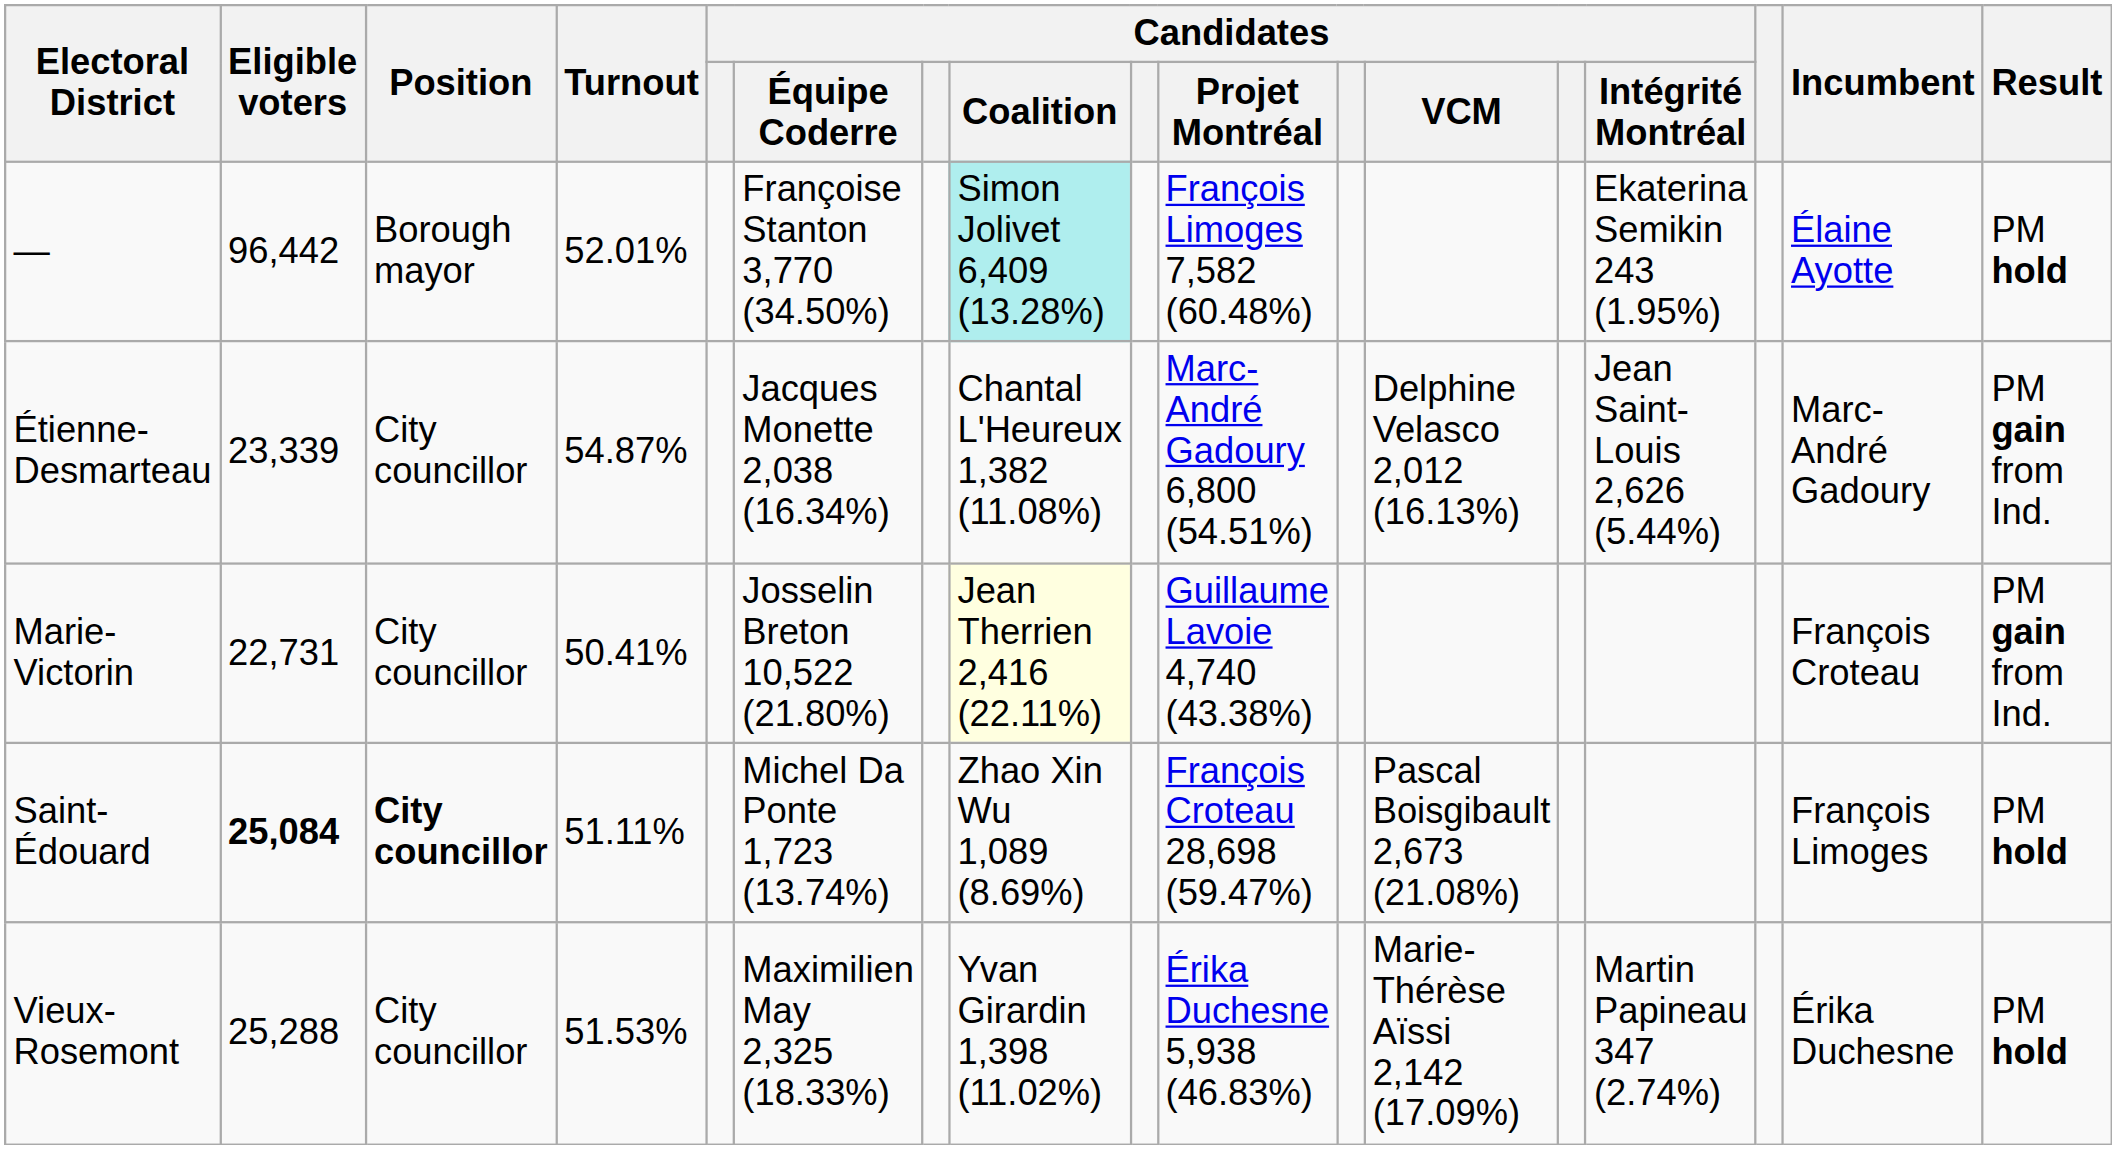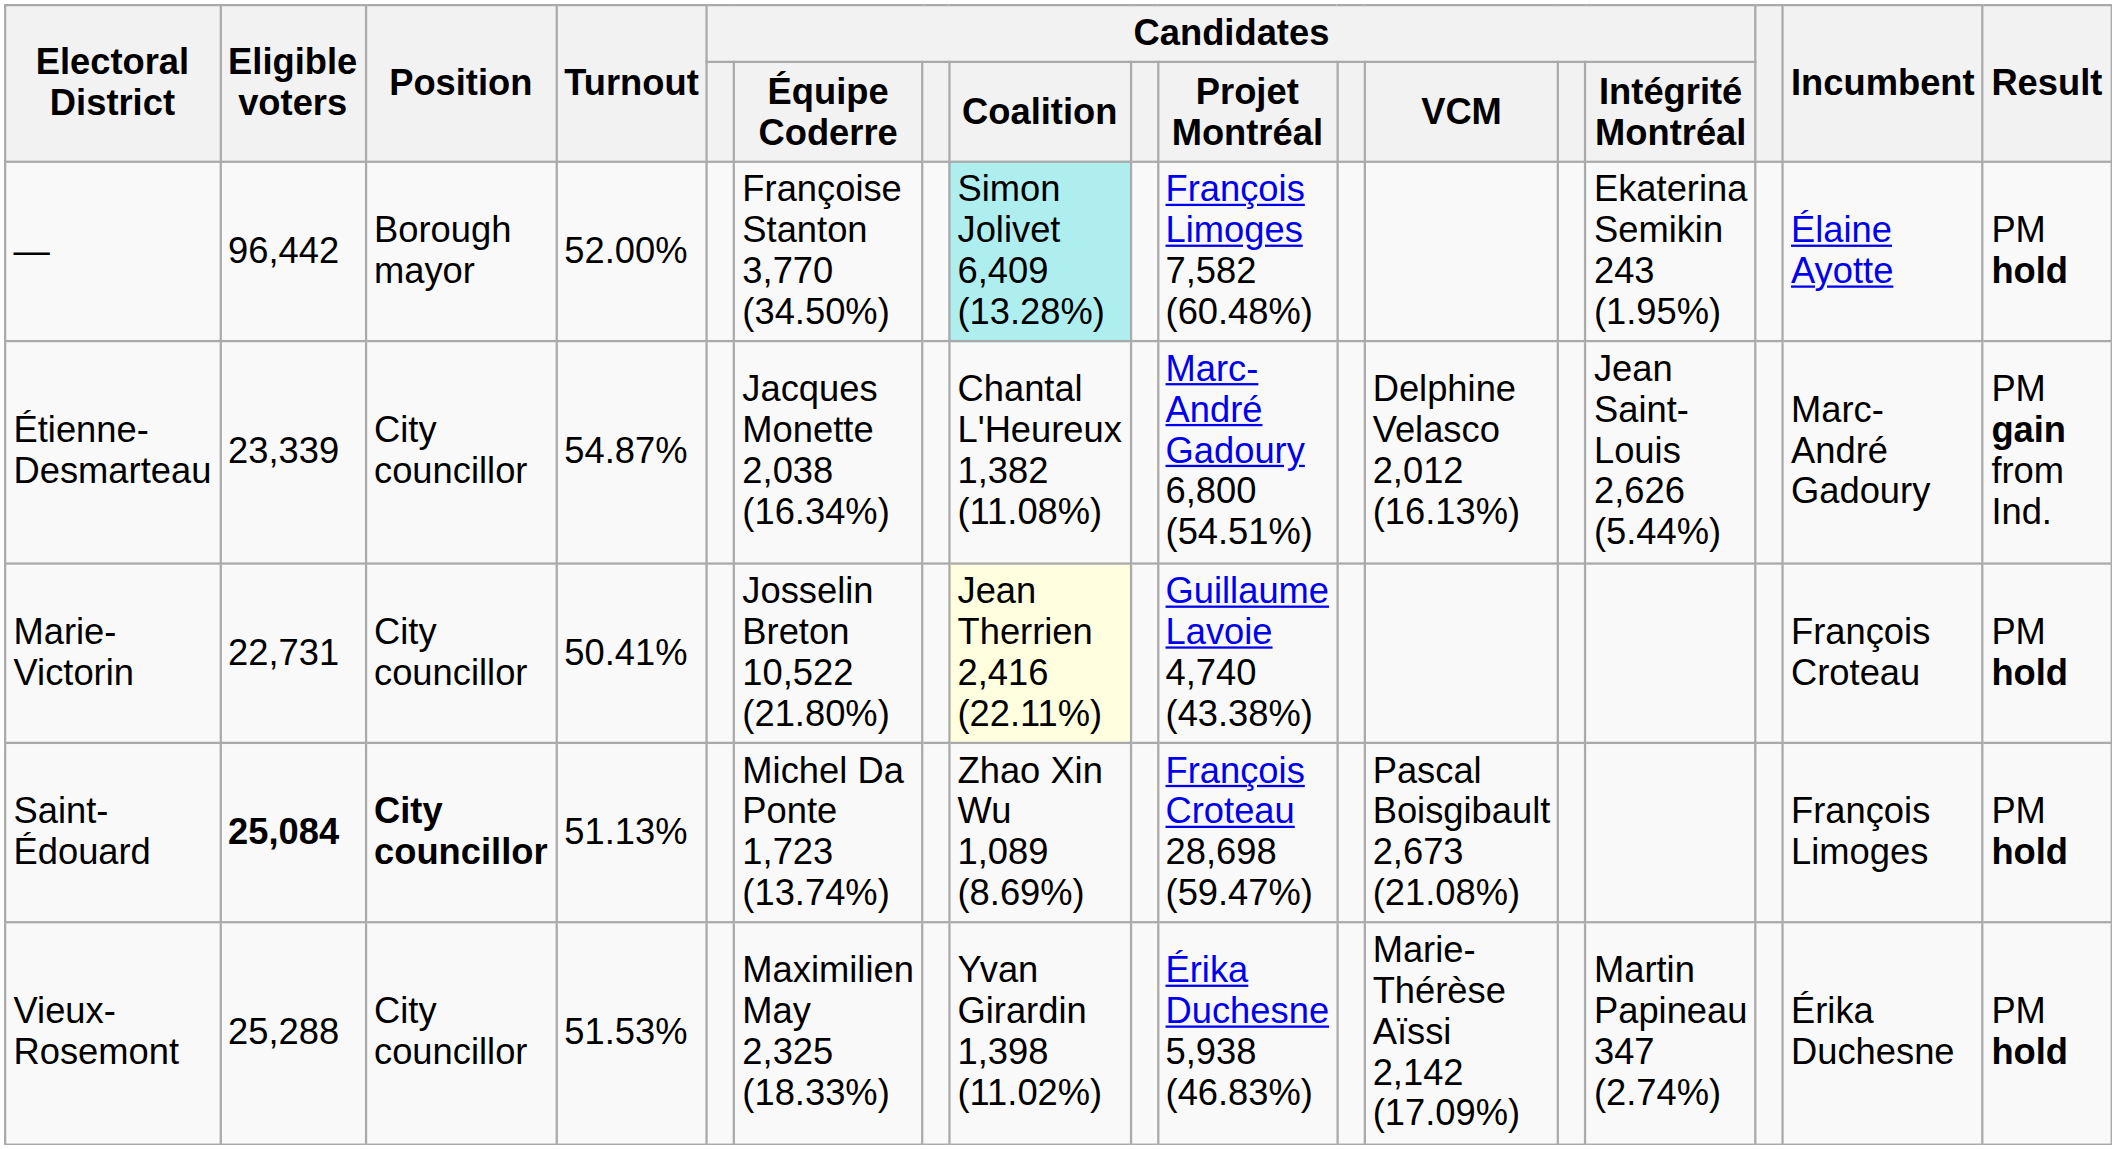(626, 250) 52.01% -> (626, 250) 52.00%
(2029, 651) PM gain from Ind. -> (2030, 651) PM hold
(625, 832) 51.11% -> (626, 832) 51.13%
